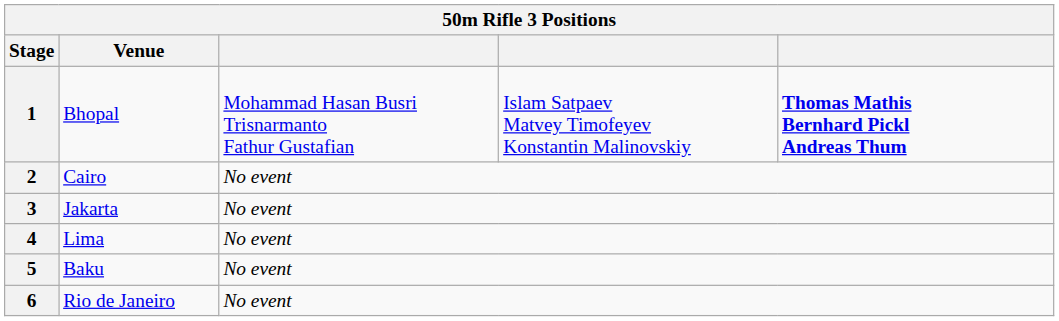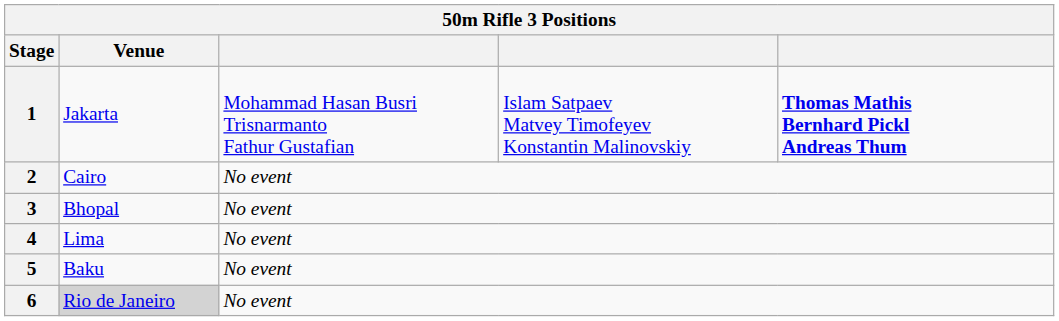(91, 113) Bhopal -> (91, 113) Jakarta
(91, 208) Jakarta -> (91, 208) Bhopal
(119, 300) no background -> (119, 300) lightgrey background
